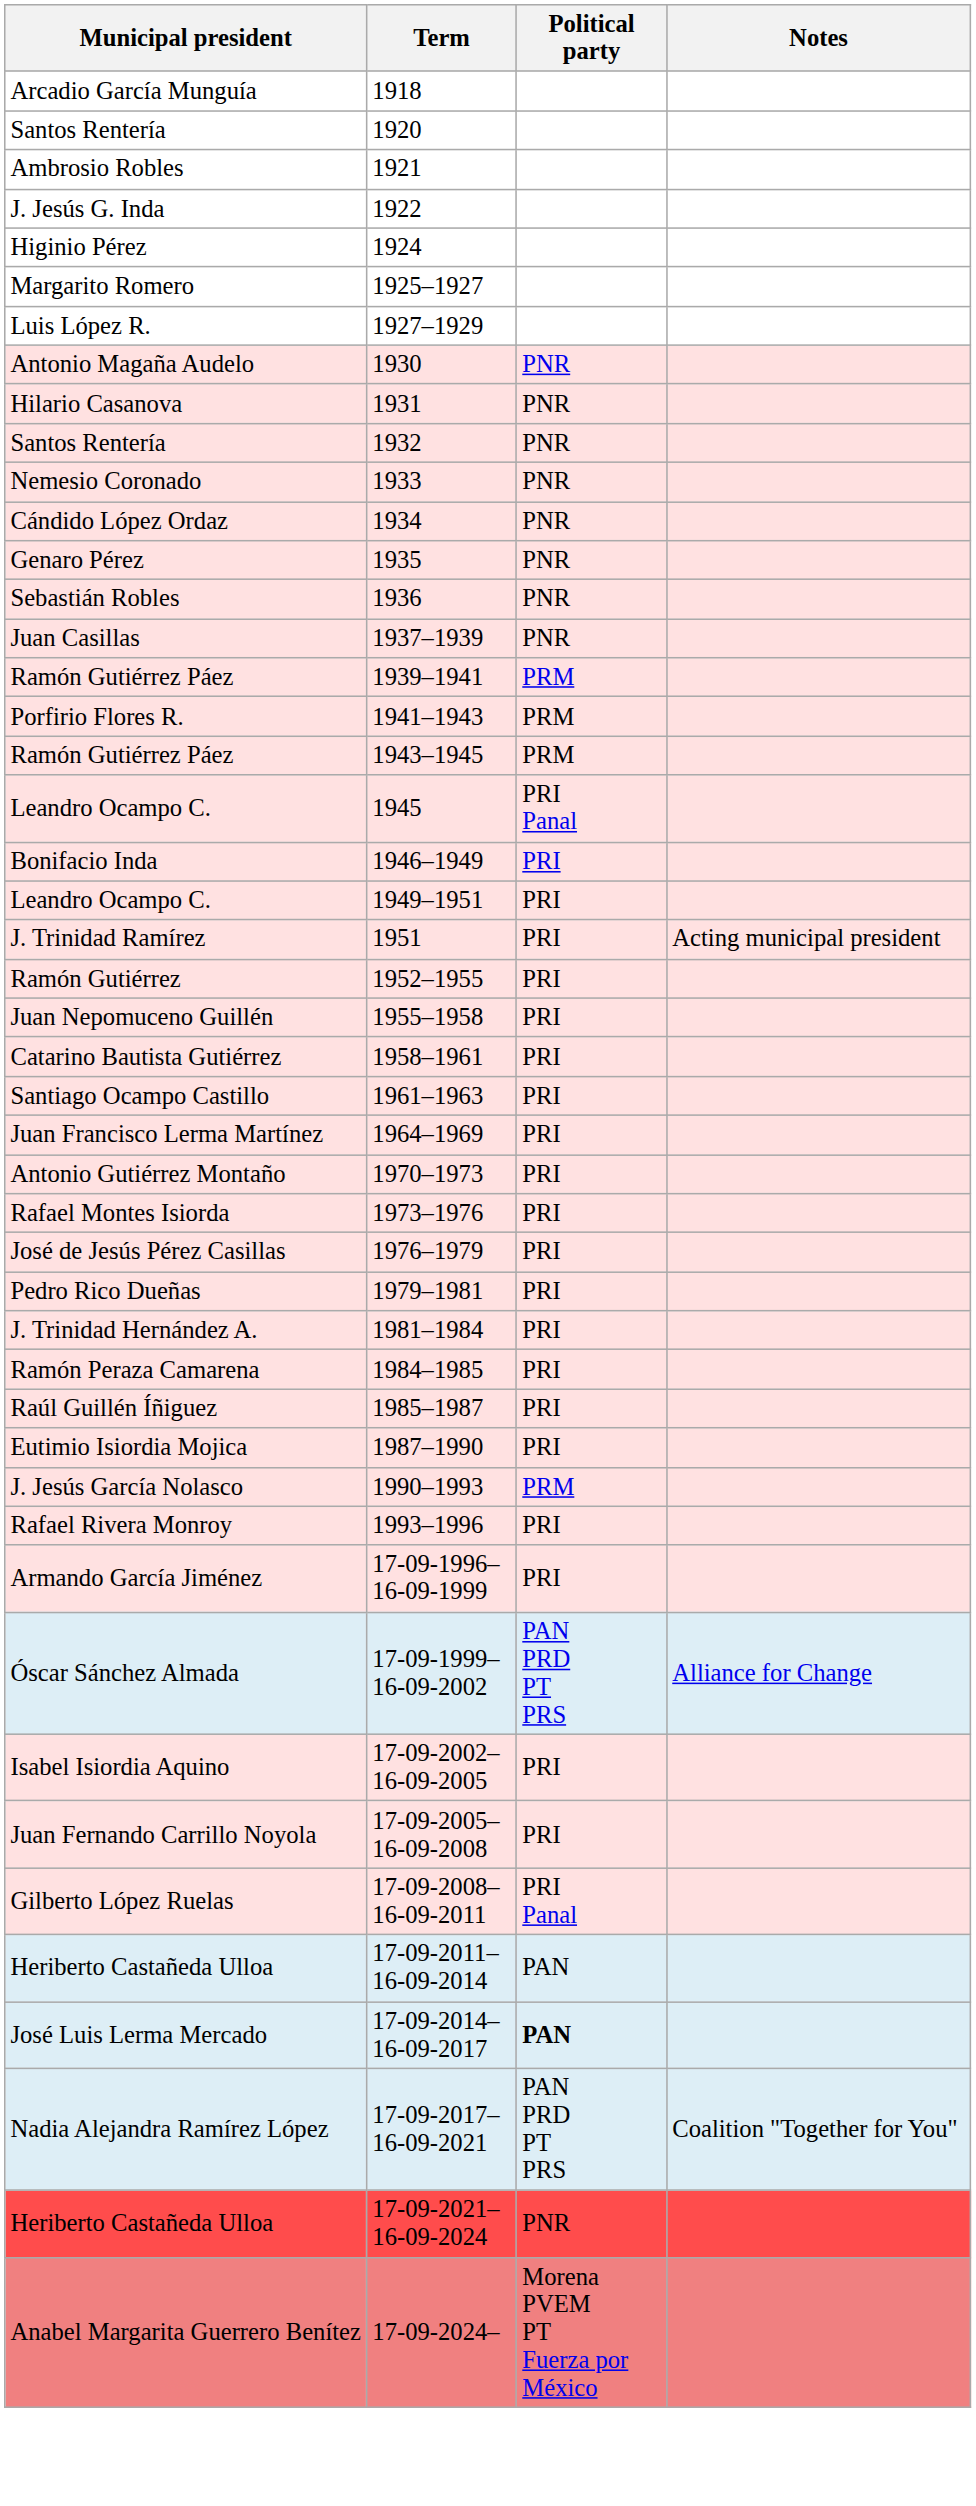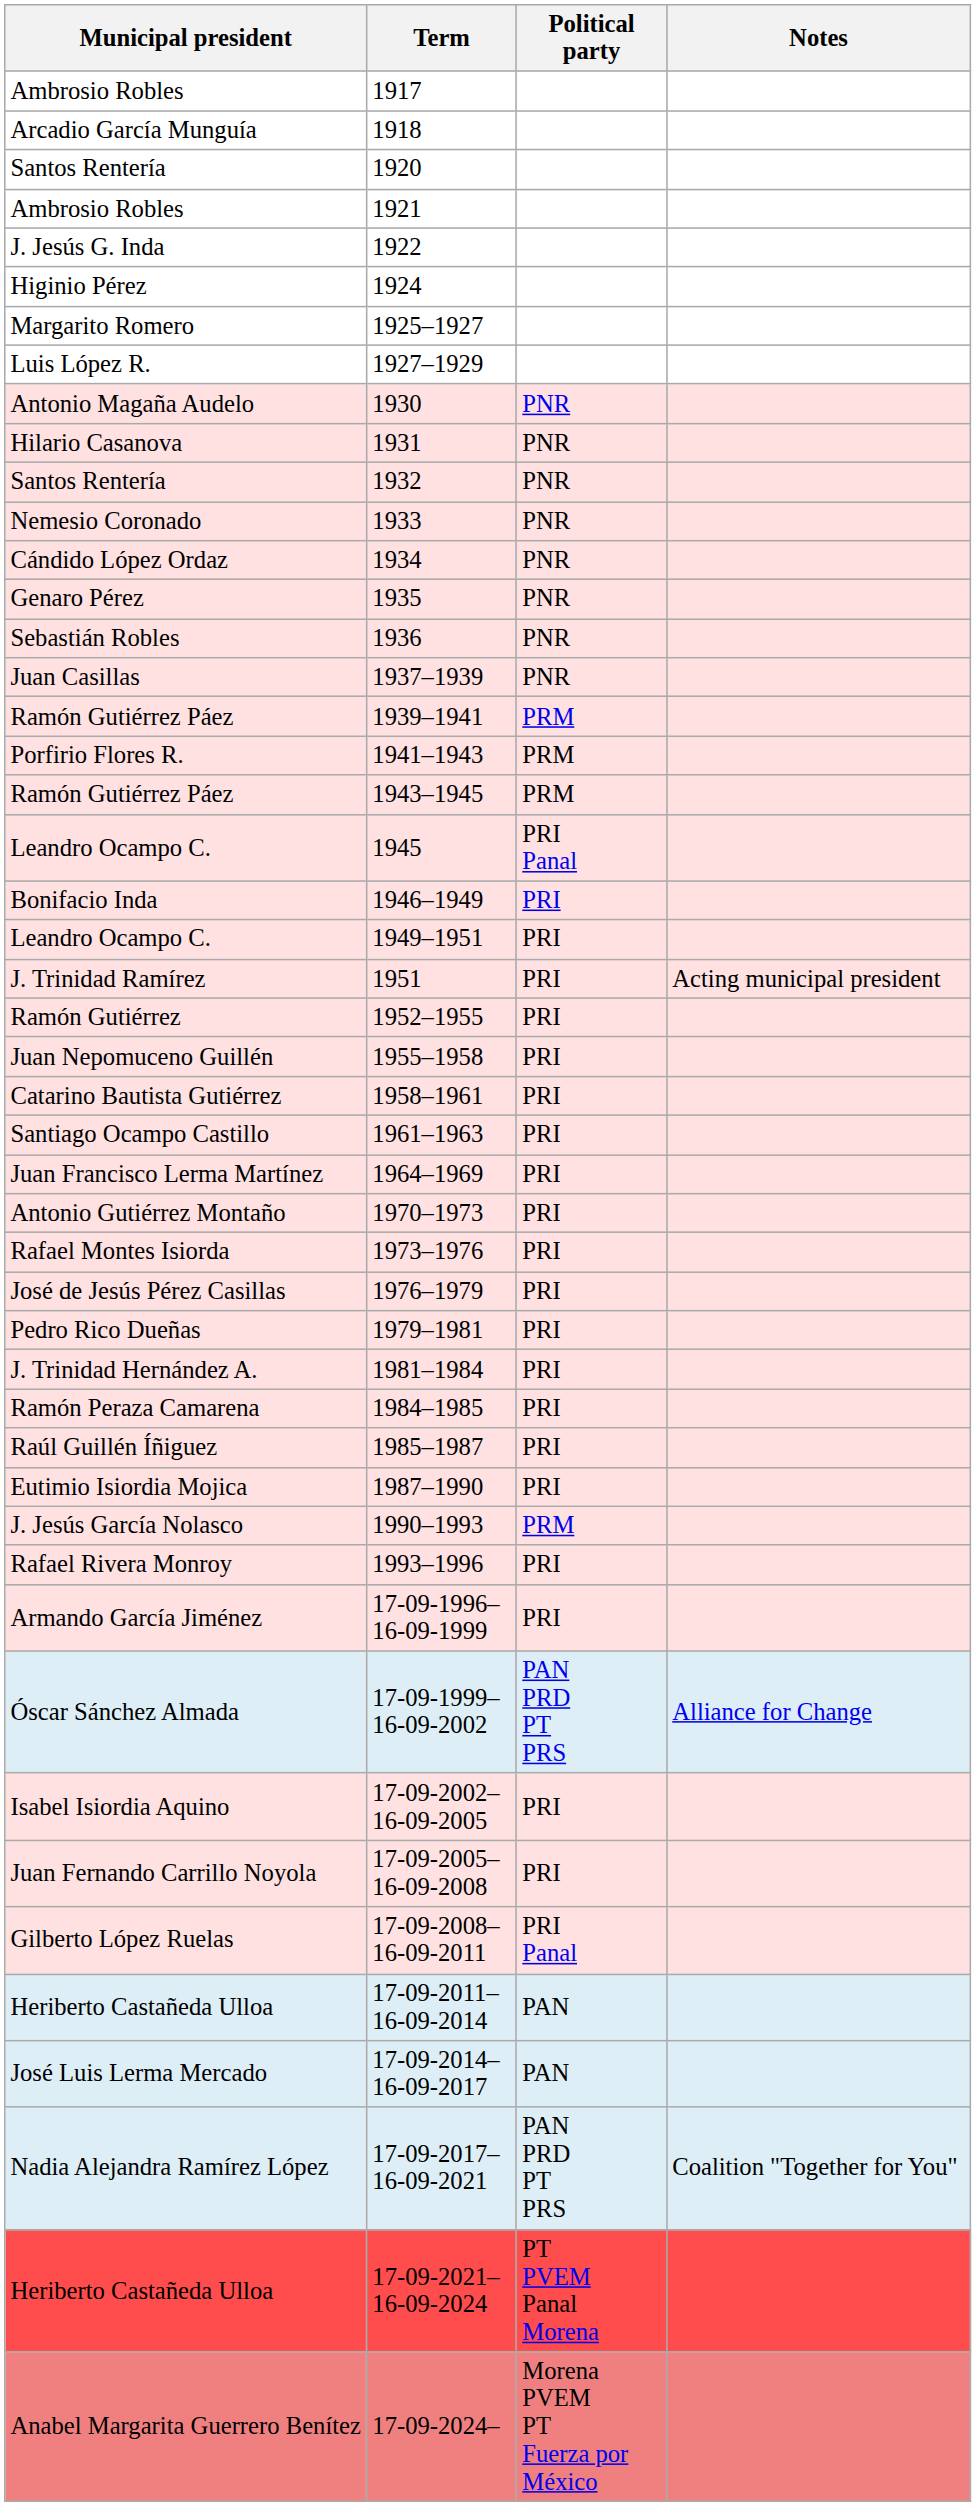+ row: (397, 90)
(547, 2034) bold -> (546, 2073) normal
(546, 2223) PNR -> (561, 2290) PT PVEM Panal Morena
